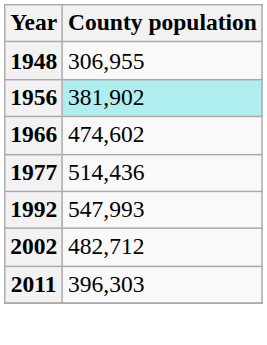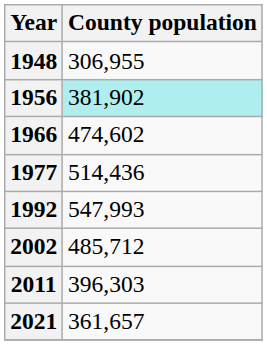(106, 246) 482,712 -> (106, 246) 485,712
+ row: (34, 321)
